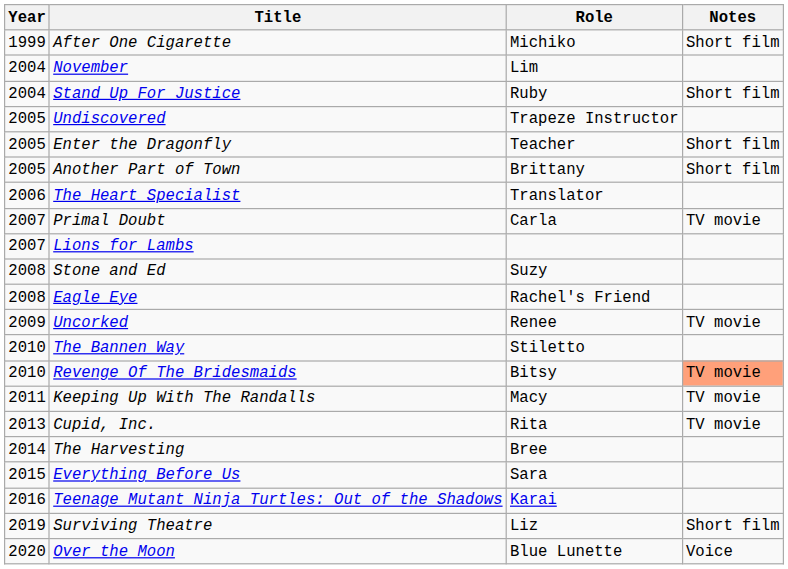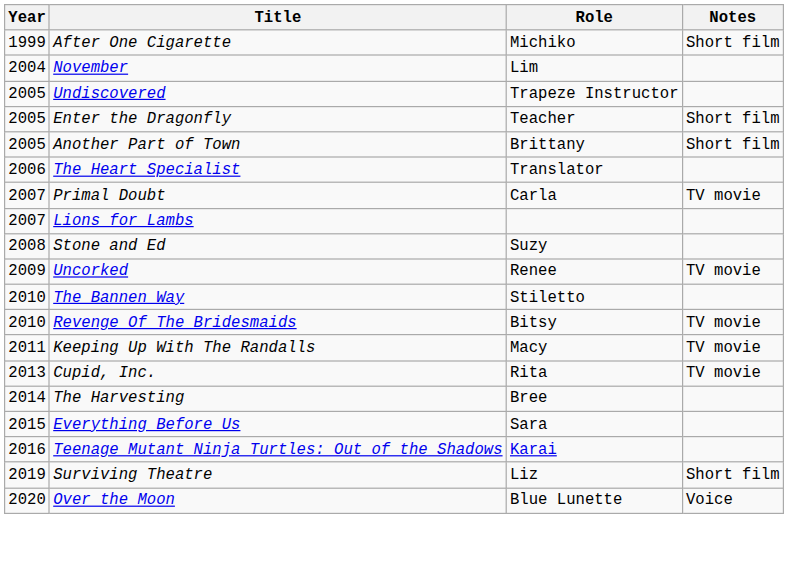- row: (147, 94)
- row: (95, 297)
(723, 373) lightsalmon background -> (723, 322) no background
